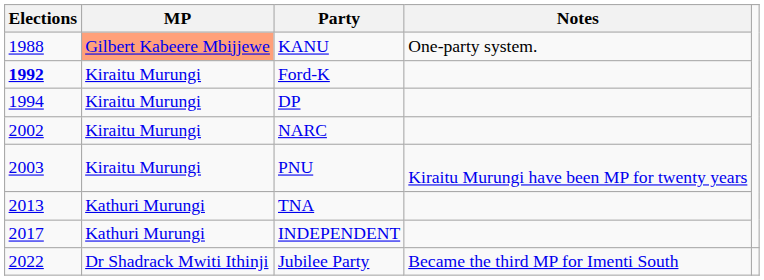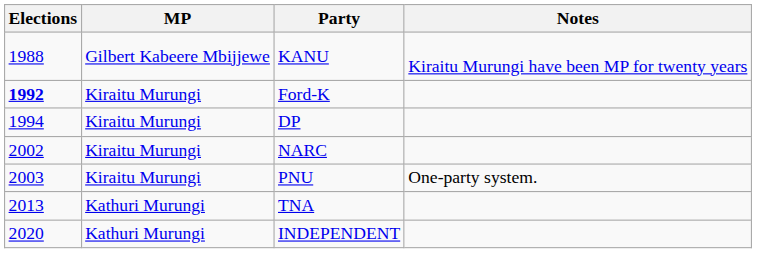(178, 46) lightsalmon background -> (178, 56) no background
(473, 46) One-party system. -> (578, 66) Kiraitu Murungi have been MP for twenty years
(578, 177) Kiraitu Murungi have been MP for twenty years -> (473, 177) One-party system.
(26, 233) 2017 -> (26, 233) 2020
- row: (324, 261)
